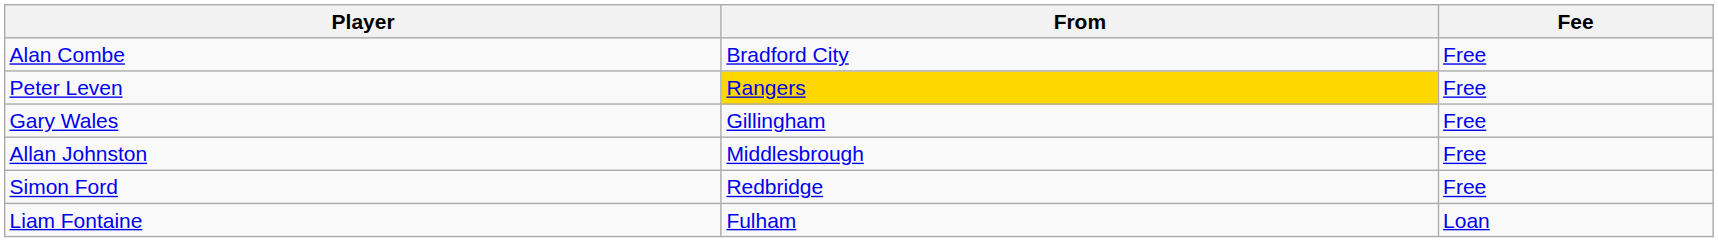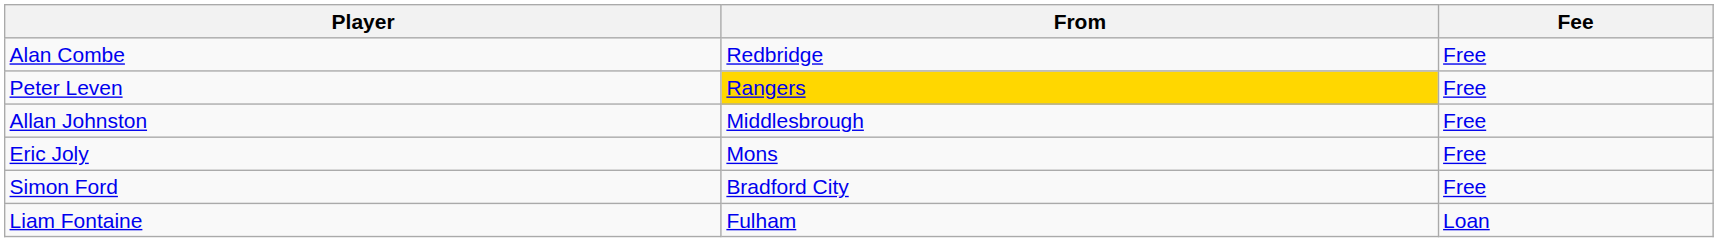(788, 55) Bradford City -> (775, 55) Redbridge
- row: (64, 121)
+ row: (49, 154)
(775, 188) Redbridge -> (788, 188) Bradford City
